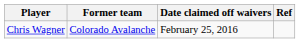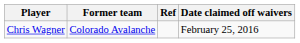columns swapped: (216, 12) <-> (284, 12)
